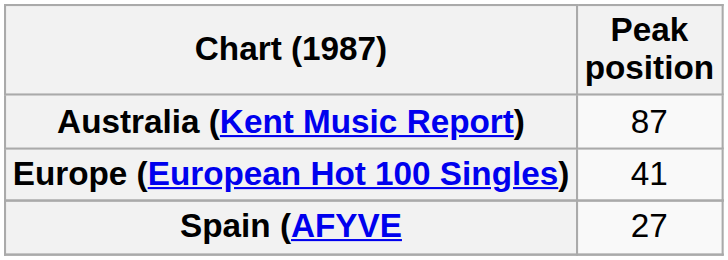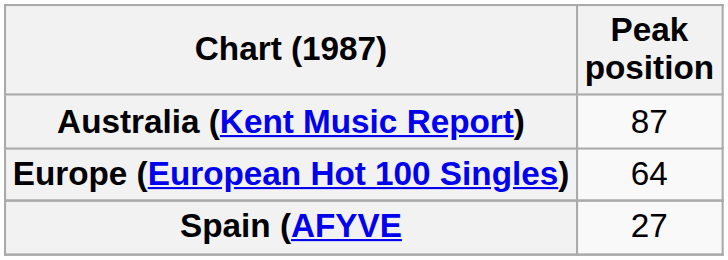(649, 173) 41 -> (649, 173) 64
